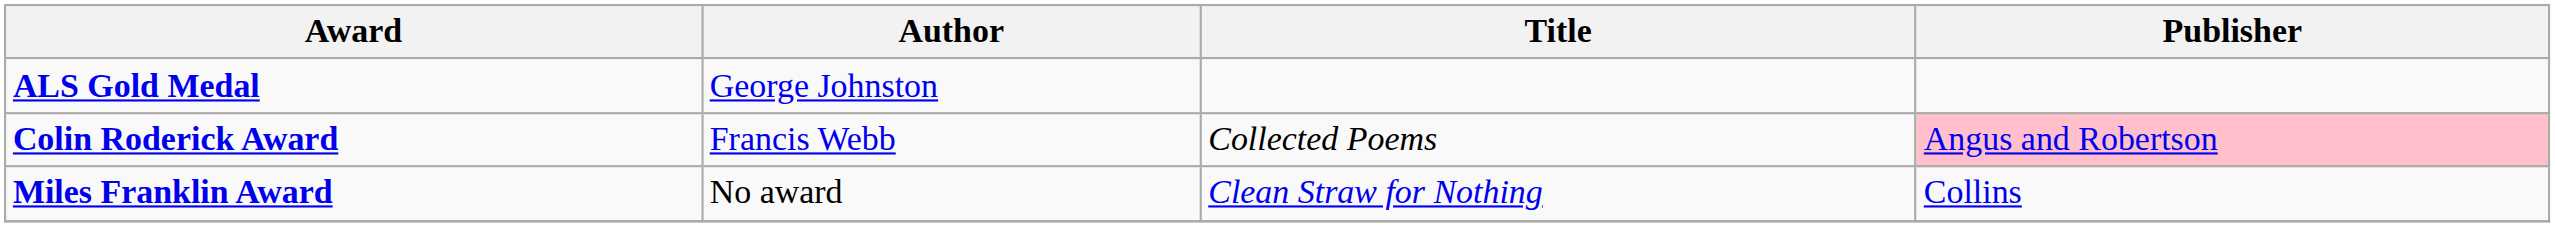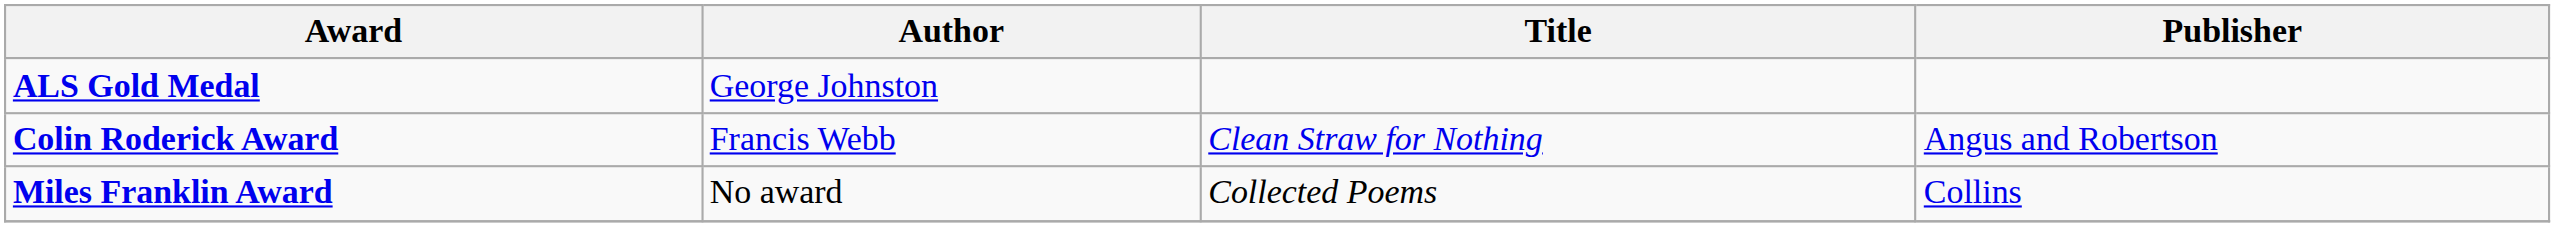(1323, 138) Collected Poems -> (1376, 138) Clean Straw for Nothing
(2071, 138) pink background -> (2071, 138) no background
(1376, 192) Clean Straw for Nothing -> (1323, 192) Collected Poems
